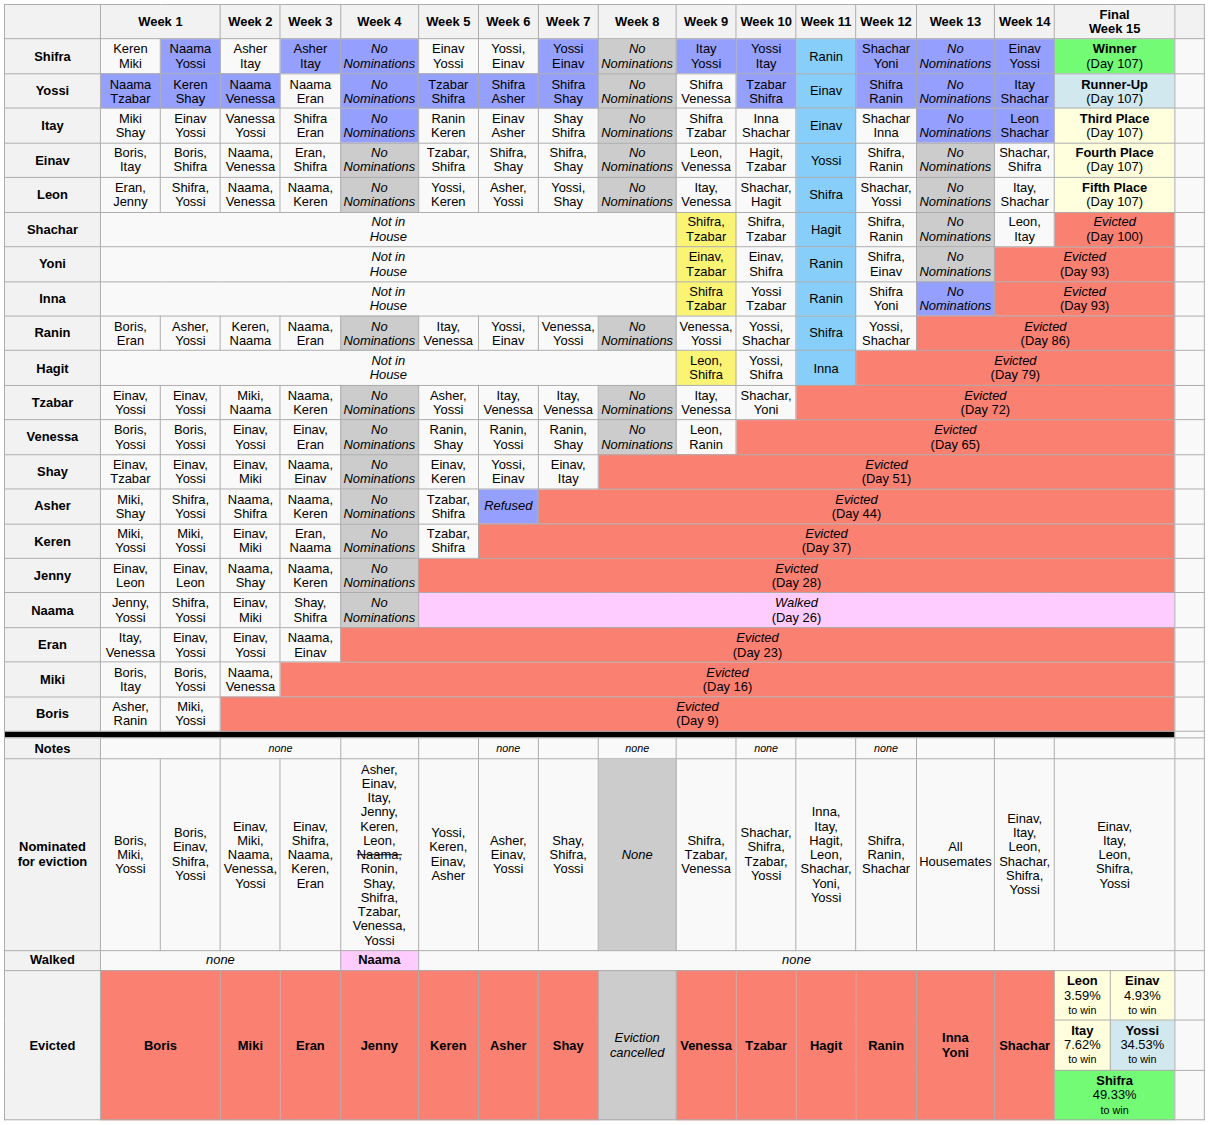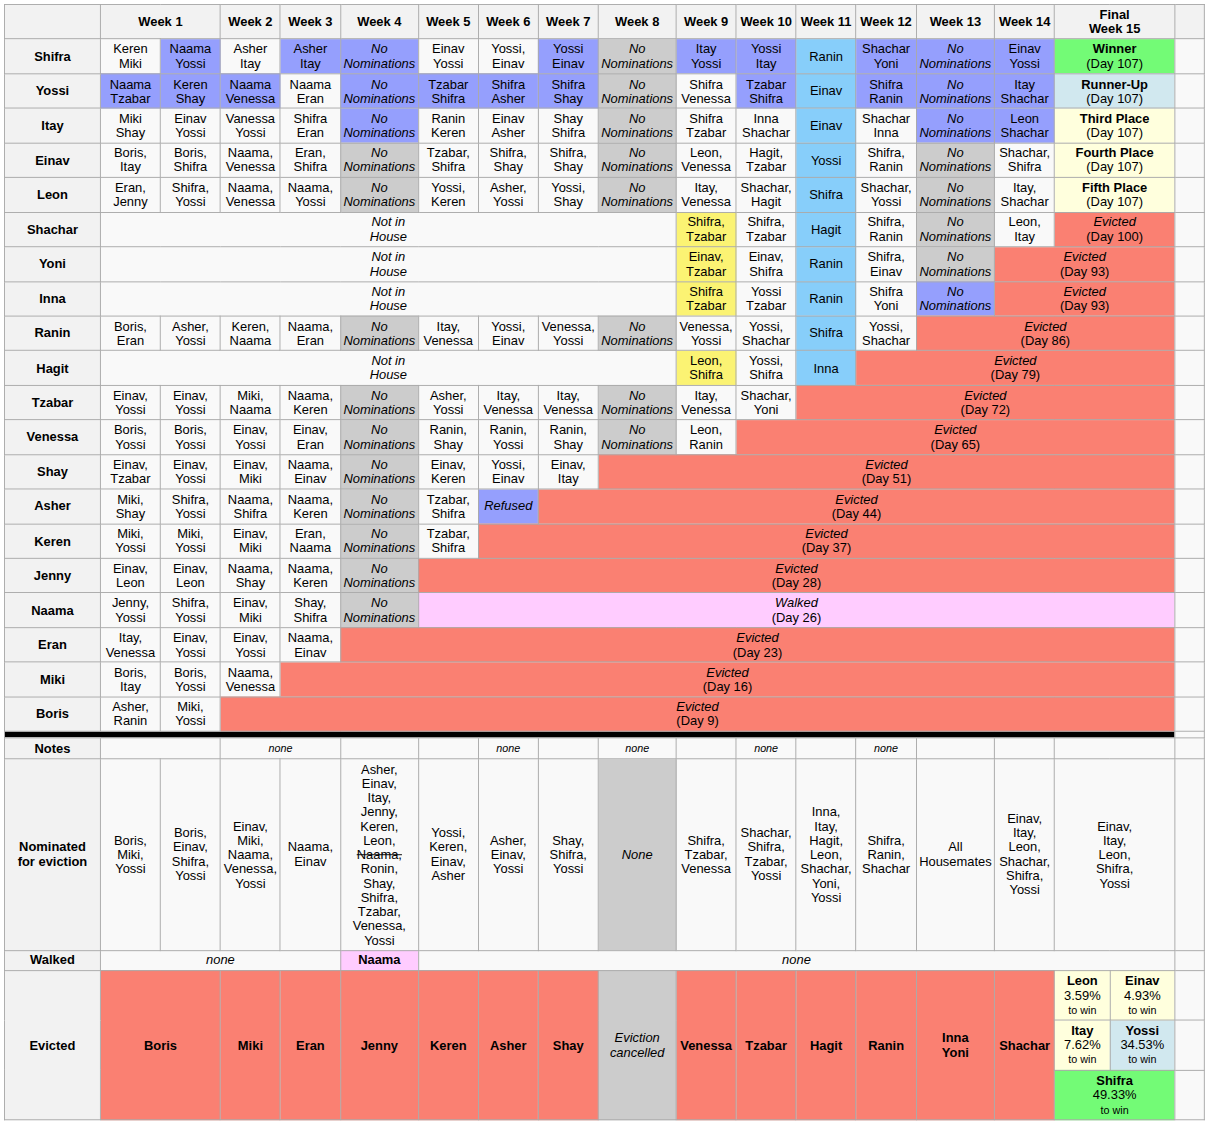(310, 194) Naama, Keren -> (310, 194) Naama, Yossi
(310, 854) Einav, Shifra, Naama, Keren, Eran -> (310, 854) Naama, Einav
